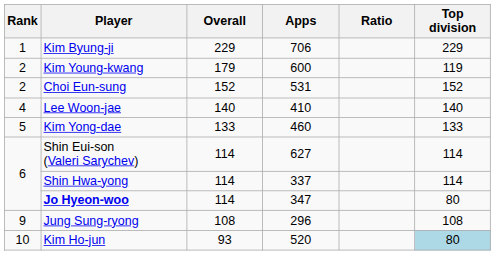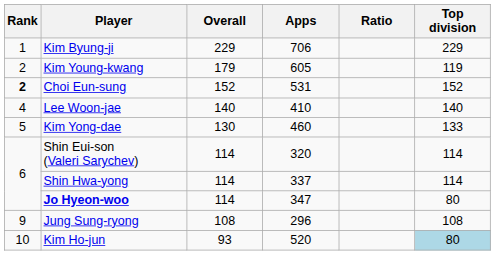(301, 68) 600 -> (301, 68) 605
(23, 87) normal -> (23, 87) bold
(225, 127) 133 -> (225, 127) 130
(301, 154) 627 -> (301, 154) 320
